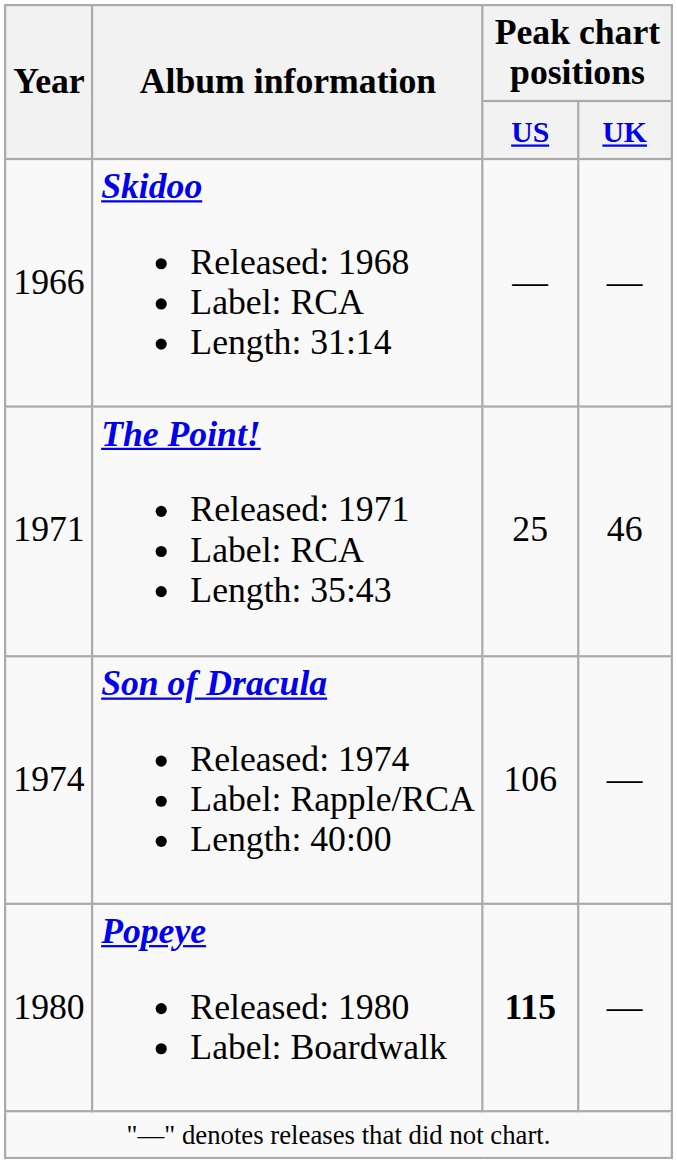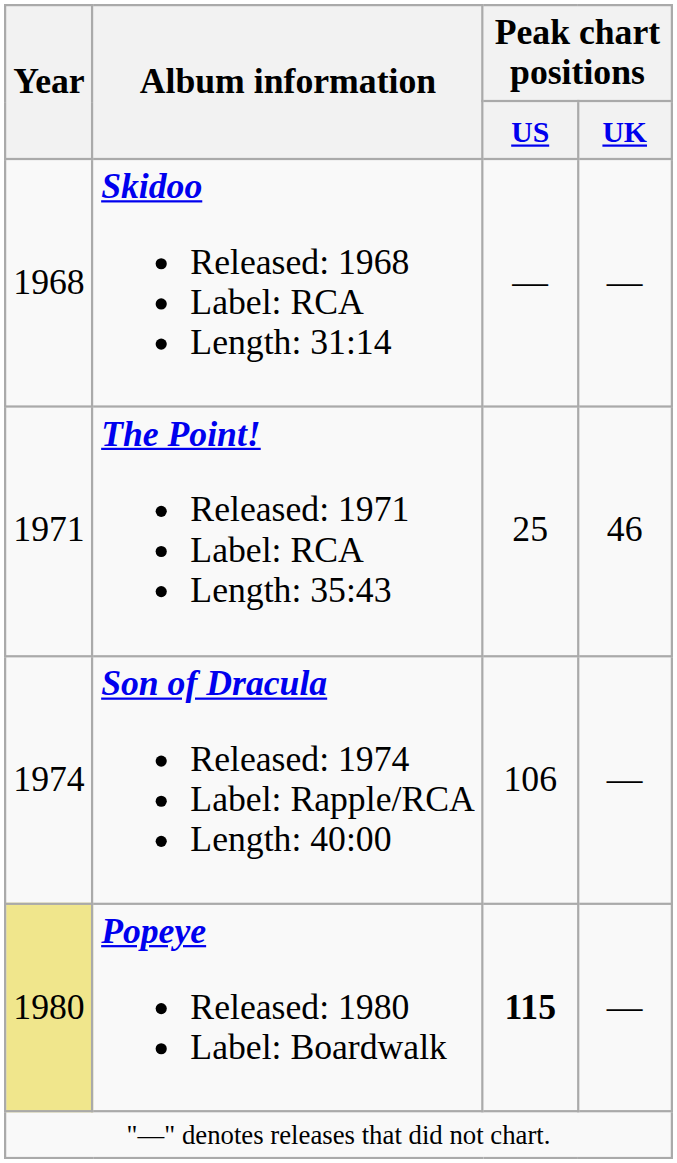(49, 281) 1966 -> (49, 281) 1968
(49, 1007) no background -> (49, 1007) khaki background
